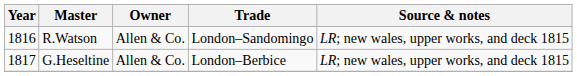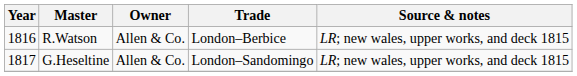(252, 37) London–Sandomingo -> (239, 37) London–Berbice
(239, 60) London–Berbice -> (252, 60) London–Sandomingo
